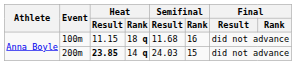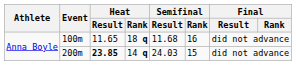(105, 39) 11.15 -> (105, 39) 11.65
